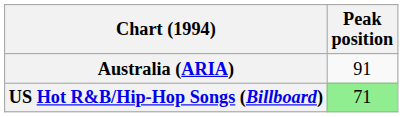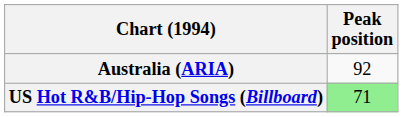(362, 68) 91 -> (362, 68) 92
